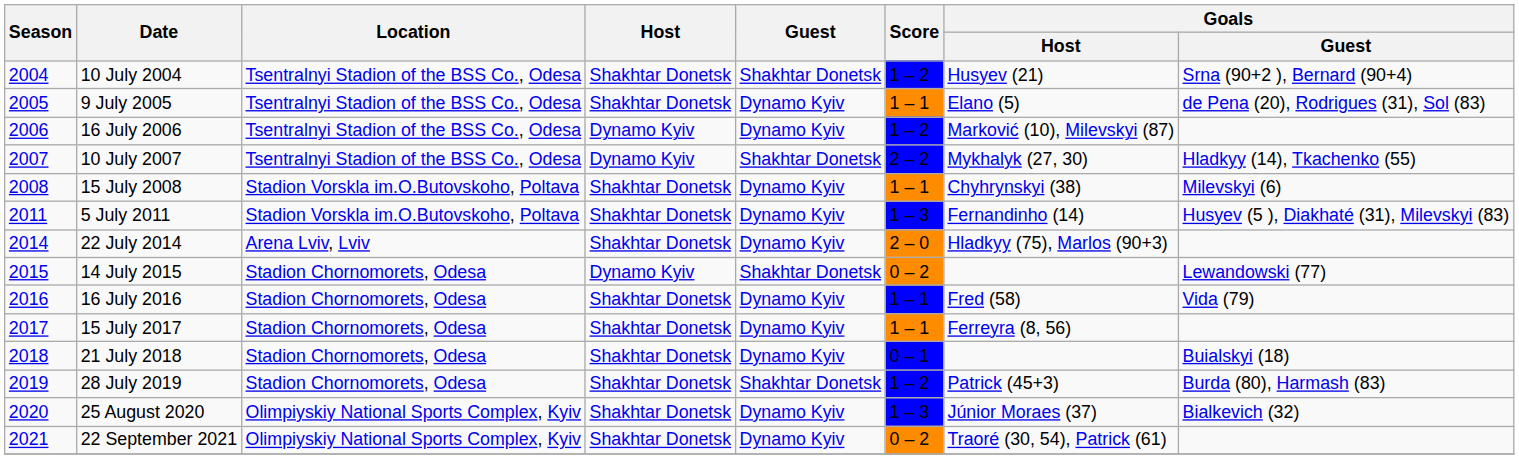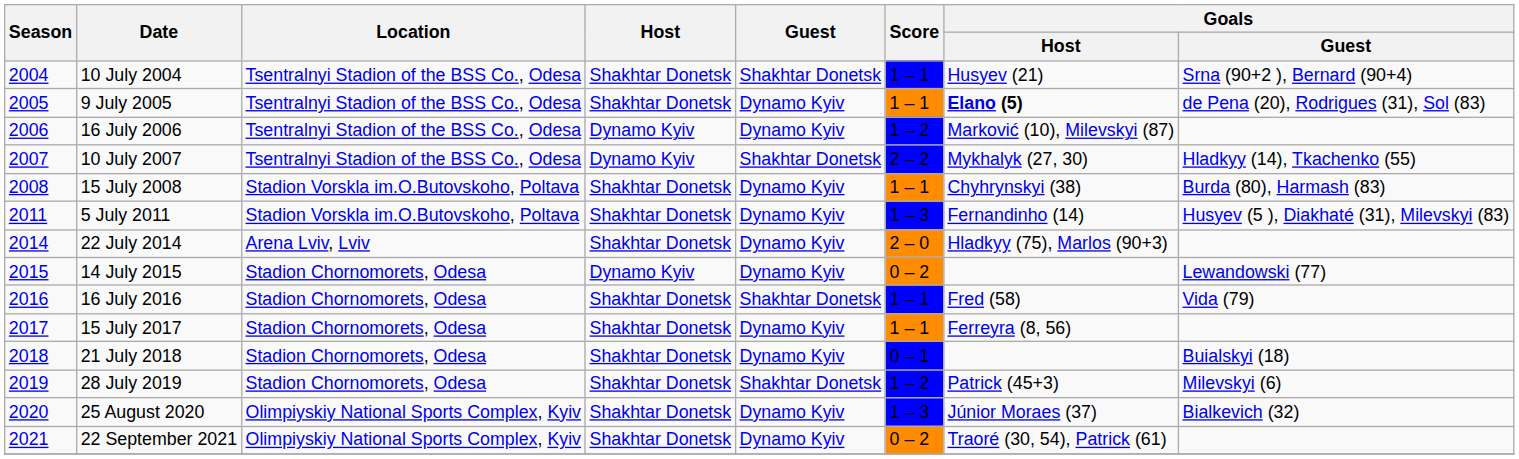(909, 74) 1 – 2 -> (909, 74) 1 – 1
(984, 103) normal -> (985, 103) bold
(1232, 187) Milevskyi (6) -> (1284, 187) Burda (80), Harmash (83)
(810, 271) Shakhtar Donetsk -> (792, 271) Dynamo Kyiv
(792, 299) Dynamo Kyiv -> (810, 299) Shakhtar Donetsk
(1284, 383) Burda (80), Harmash (83) -> (1232, 383) Milevskyi (6)
